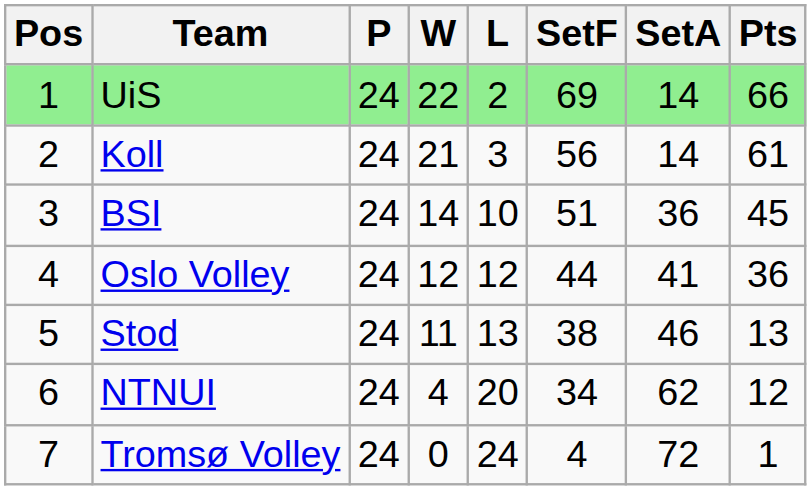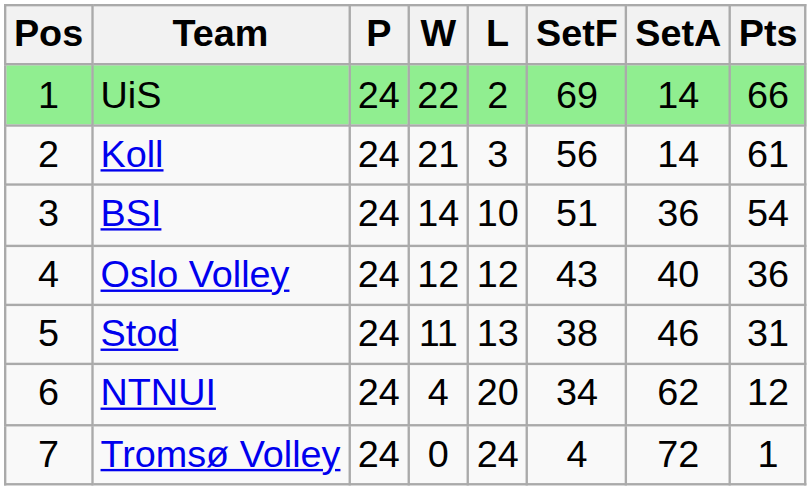(768, 214) 45 -> (768, 214) 54
(577, 273) 44 -> (577, 273) 43
(678, 273) 41 -> (678, 273) 40
(768, 333) 13 -> (768, 333) 31
